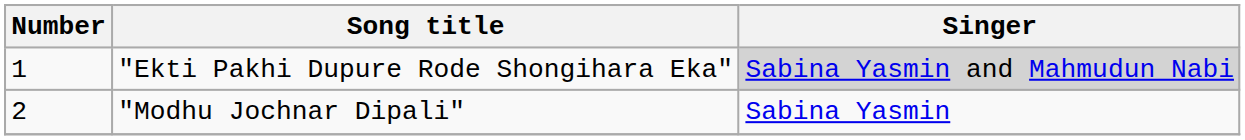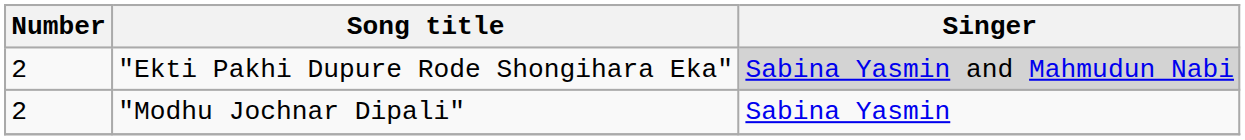(19, 69) 1 -> (19, 69) 2
